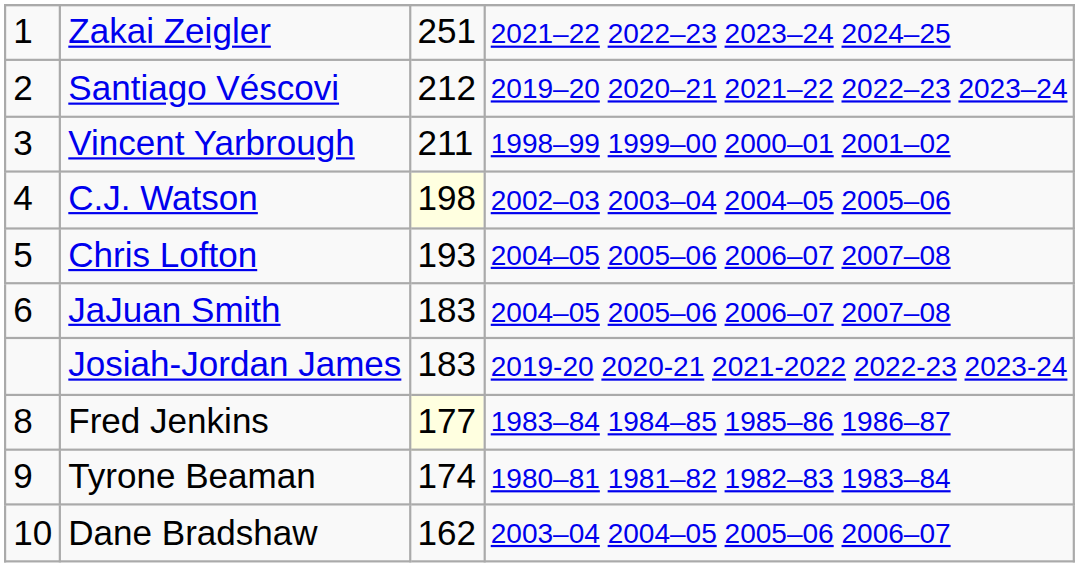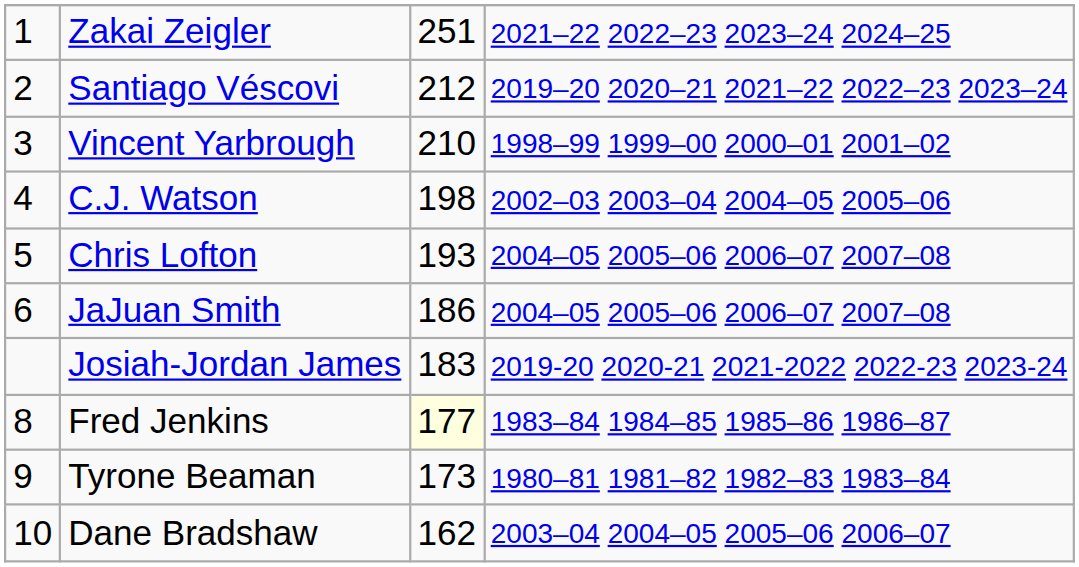(445, 143) 211 -> (447, 143) 210
(447, 198) lightyellow background -> (447, 198) no background
(447, 310) 183 -> (447, 310) 186
(447, 476) 174 -> (447, 476) 173
